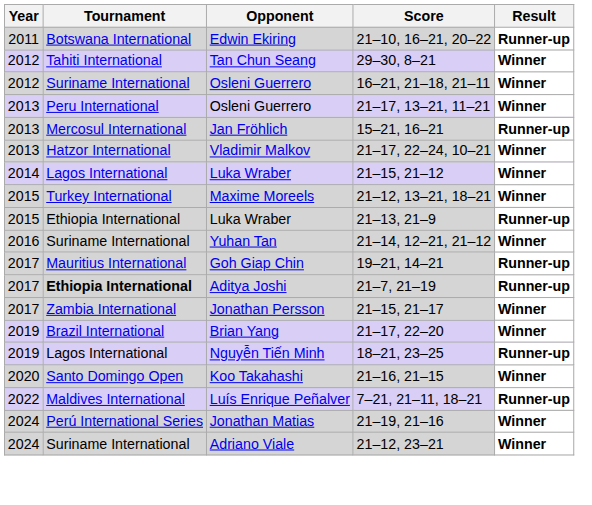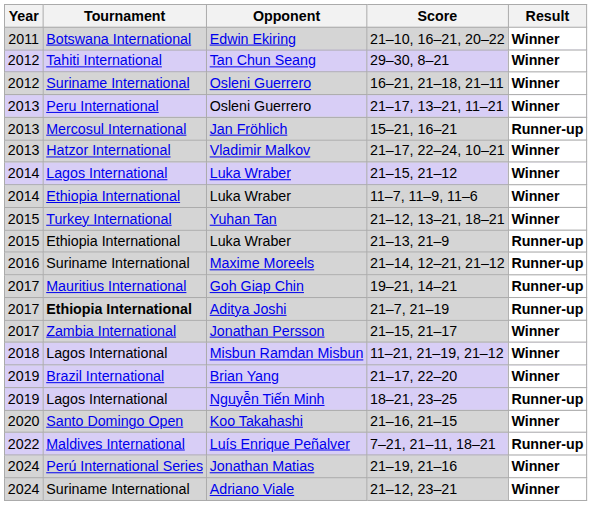(534, 39) Runner-up -> (535, 39) Winner
+ row: (424, 196)
(262, 196) Maxime Moreels -> (243, 219) Yuhan Tan
(243, 241) Yuhan Tan -> (262, 264) Maxime Moreels
(522, 241) Winner -> (547, 264) Runner-up
+ row: (437, 354)
